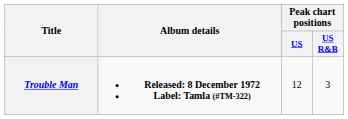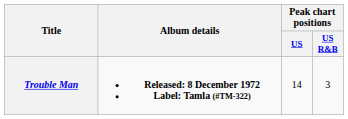(297, 85) 12 -> (297, 85) 14
